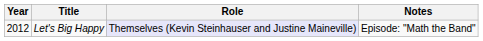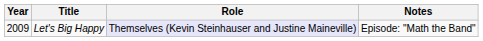(18, 28) 2012 -> (18, 28) 2009
